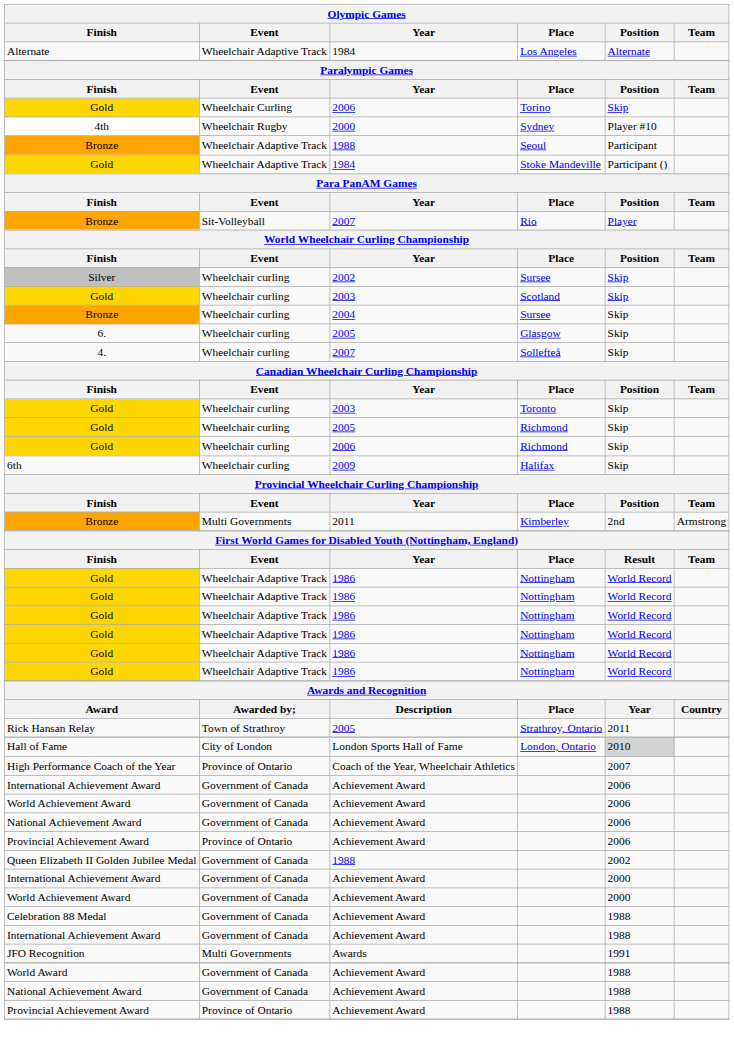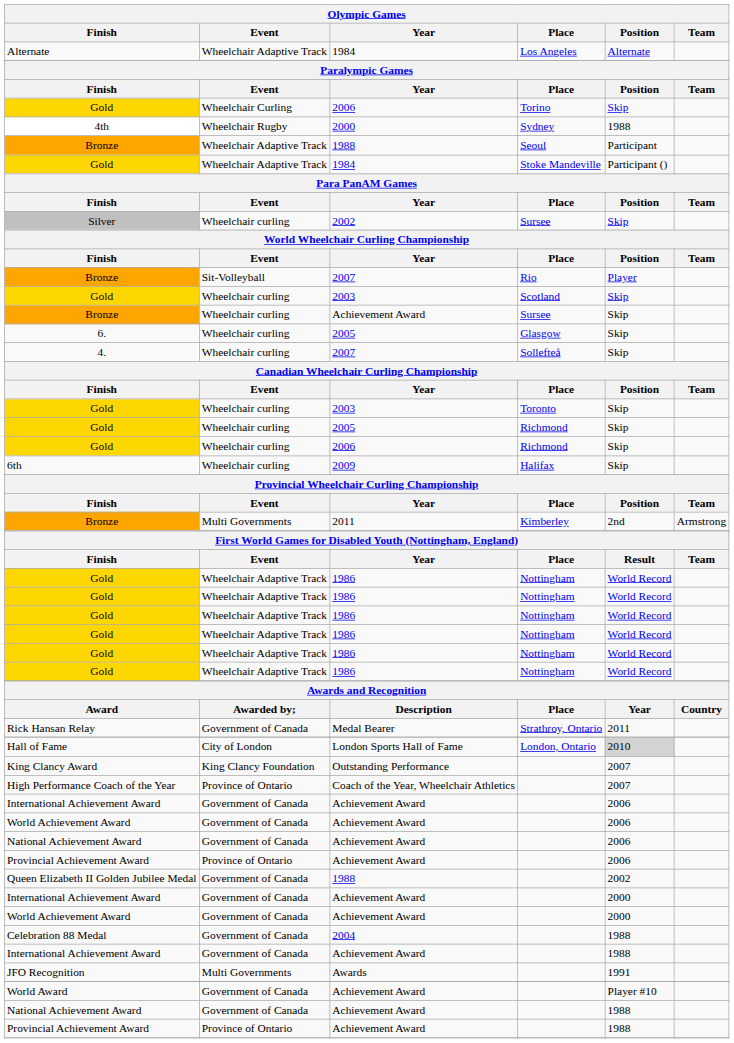(632, 126) Player #10 -> (619, 126) 1988
rows swapped: (102, 220) <-> (102, 277)
(344, 314) 2004 -> (379, 314) Achievement Award
(243, 728) Town of Strathroy -> (255, 728) Government of Canada
(344, 728) 2005 -> (364, 728) Medal Bearer
+ row: (52, 765)
(379, 916) Achievement Award -> (344, 935) 2004
(619, 972) 1988 -> (632, 991) Player #10
